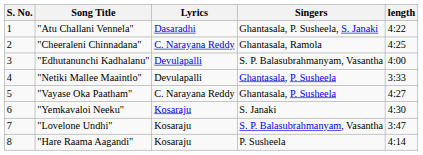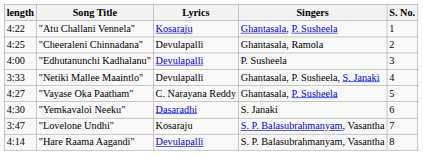columns swapped: (20, 12) <-> (401, 12)
(175, 28) Dasaradhi -> (174, 28) Kosaraju
(309, 28) Ghantasala, P. Susheela, S. Janaki -> (289, 28) Ghantasala, P. Susheela
(194, 45) C. Narayana Reddy -> (179, 45) Devulapalli
(311, 61) S. P. Balasubrahmanyam, Vasantha -> (264, 61) P. Susheela
(288, 77) Ghantasala, P. Susheela -> (310, 77) Ghantasala, P. Susheela, S. Janaki
(173, 110) Kosaraju -> (176, 110) Dasaradhi
(173, 142) Kosaraju -> (179, 142) Devulapalli
(262, 142) P. Susheela -> (313, 142) S. P. Balasubrahmanyam, Vasantha
